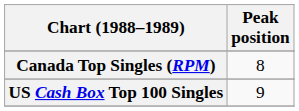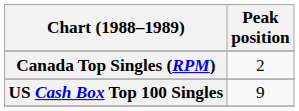(260, 65) 8 -> (260, 65) 2
